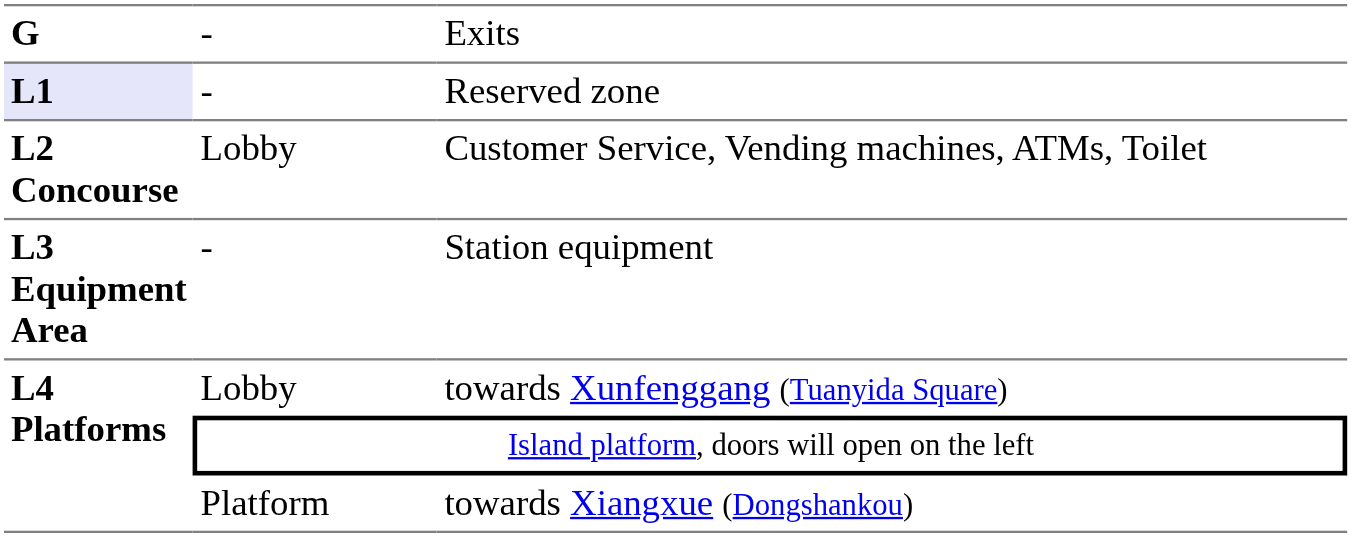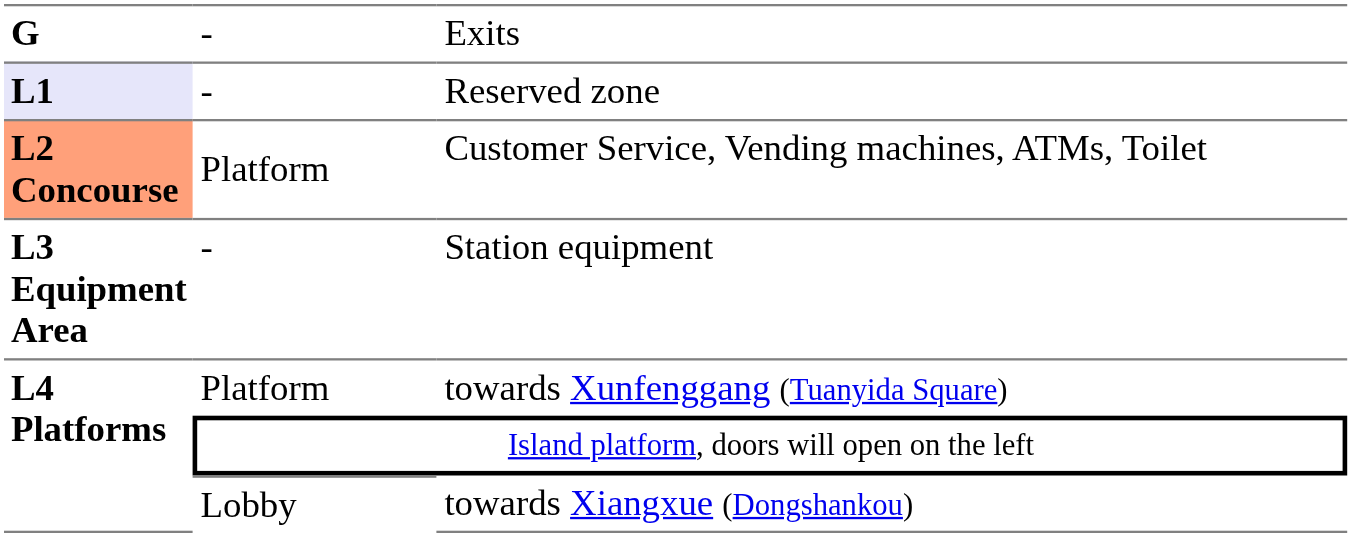(95, 168) no background -> (95, 168) lightsalmon background
(249, 148) Lobby -> (265, 168) Platform
(249, 387) Lobby -> (265, 387) Platform
(265, 502) Platform -> (249, 504) Lobby
